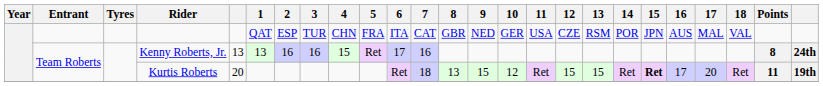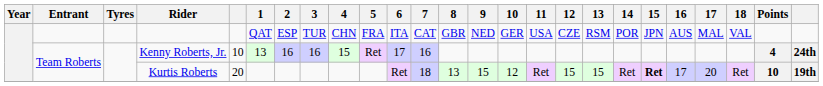(238, 52) 13 -> (238, 52) 10
(773, 52) 8 -> (773, 52) 4
(773, 72) 11 -> (773, 72) 10
